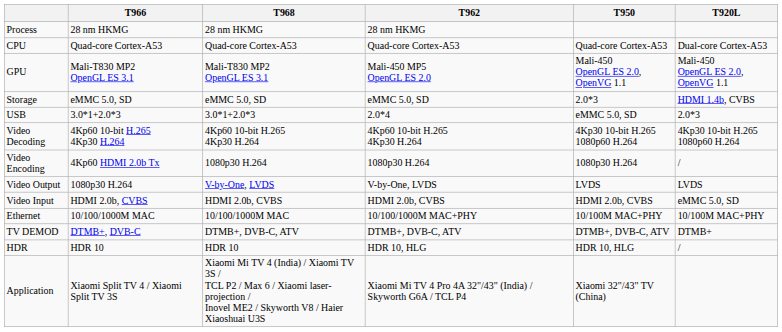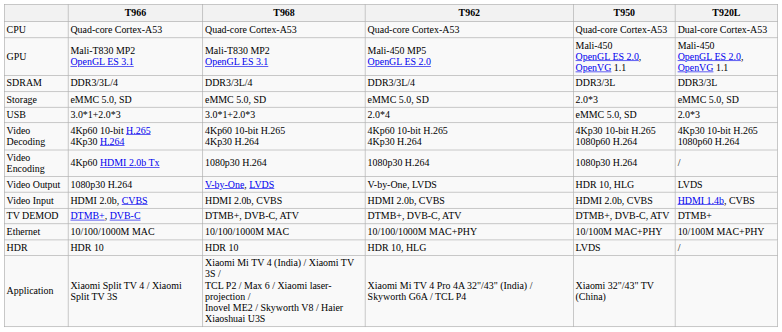- row: (22, 29)
+ row: (24, 83)
(716, 99) HDMI 1.4b, CVBS -> (708, 99) eMMC 5.0, SD
(588, 184) LVDS -> (605, 184) HDR 10, HLG
(708, 200) eMMC 5.0, SD -> (716, 200) HDMI 1.4b, CVBS
rows swapped: (23, 216) <-> (33, 231)
(605, 247) HDR 10, HLG -> (588, 247) LVDS
